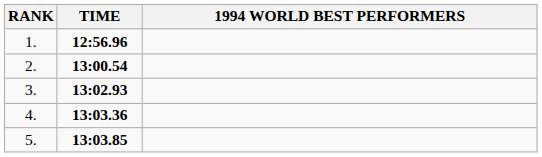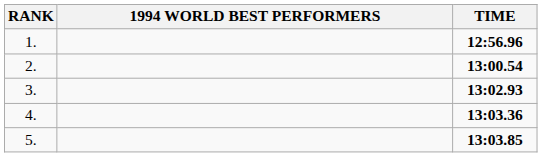columns swapped: (340, 16) <-> (100, 16)
